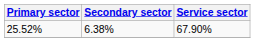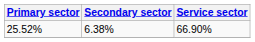(194, 29) 67.90% -> (194, 29) 66.90%
